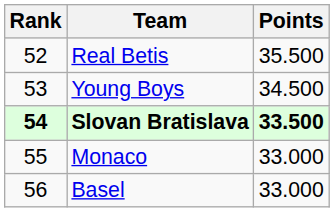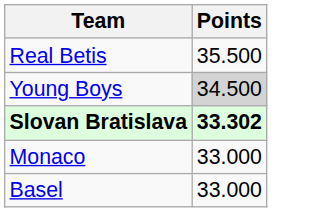- column: (36, 21)
(291, 88) no background -> (229, 88) lightgrey background
(291, 122) 33.500 -> (229, 122) 33.302
